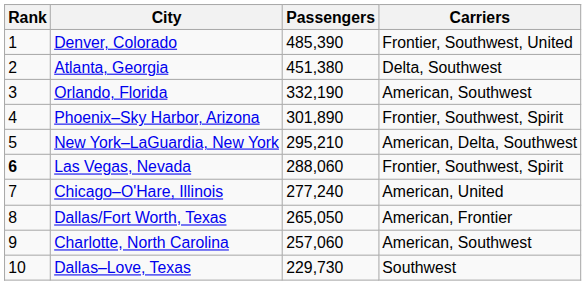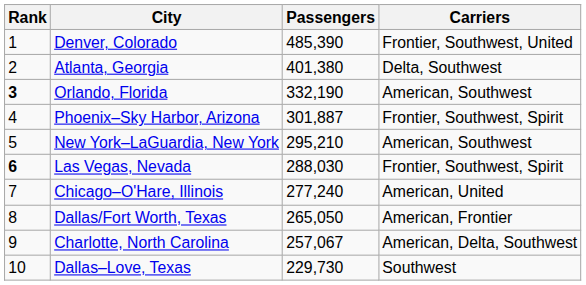(315, 67) 451,380 -> (315, 67) 401,380
(13, 92) normal -> (13, 92) bold
(315, 117) 301,890 -> (315, 117) 301,887
(480, 142) American, Delta, Southwest -> (457, 142) American, Southwest
(315, 167) 288,060 -> (315, 167) 288,030
(315, 242) 257,060 -> (315, 242) 257,067
(457, 242) American, Southwest -> (480, 242) American, Delta, Southwest
